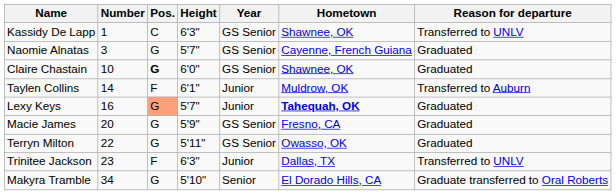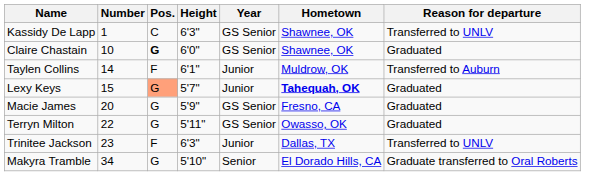- row: (48, 50)
(107, 106) 16 -> (107, 87) 15
